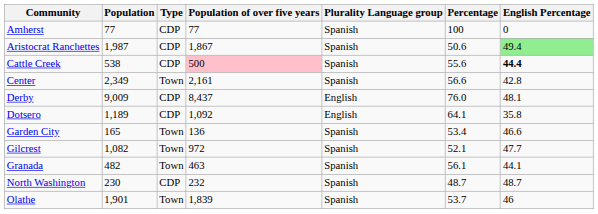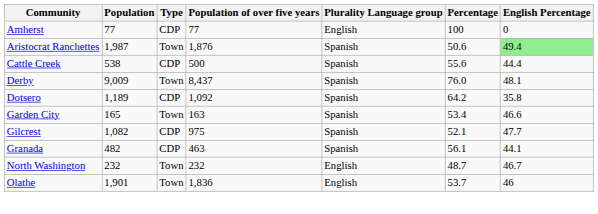(341, 30) Spanish -> (341, 30) English
(170, 47) CDP -> (171, 47) Town
(201, 47) 1,867 -> (201, 47) 1,876
(197, 64) pink background -> (197, 64) no background
(512, 64) bold -> (512, 64) normal
- row: (21, 81)
(170, 98) CDP -> (171, 81) Town
(341, 98) English -> (341, 81) Spanish
(341, 115) English -> (341, 98) Spanish
(457, 115) 64.1 -> (457, 98) 64.2
(197, 132) 136 -> (197, 115) 163
(171, 149) Town -> (170, 132) CDP
(197, 149) 972 -> (197, 132) 975
(171, 166) Town -> (170, 149) CDP
(112, 183) 230 -> (112, 166) 232
(170, 183) CDP -> (171, 166) Town
(341, 183) Spanish -> (341, 166) English
(512, 183) 48.7 -> (512, 166) 46.7
(201, 200) 1,839 -> (201, 183) 1,836
(341, 200) Spanish -> (341, 183) English
